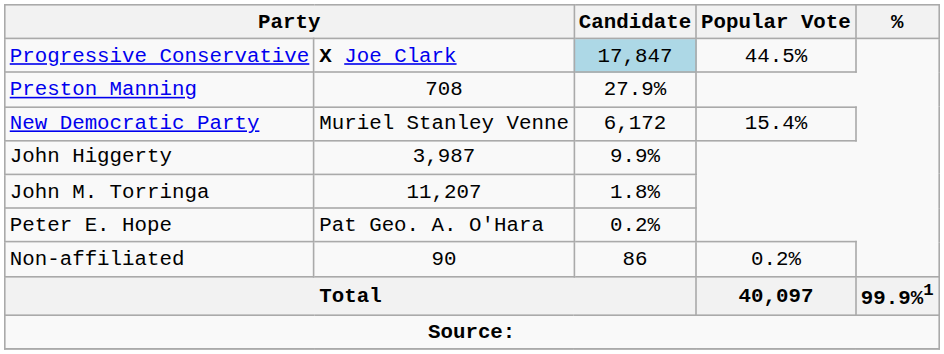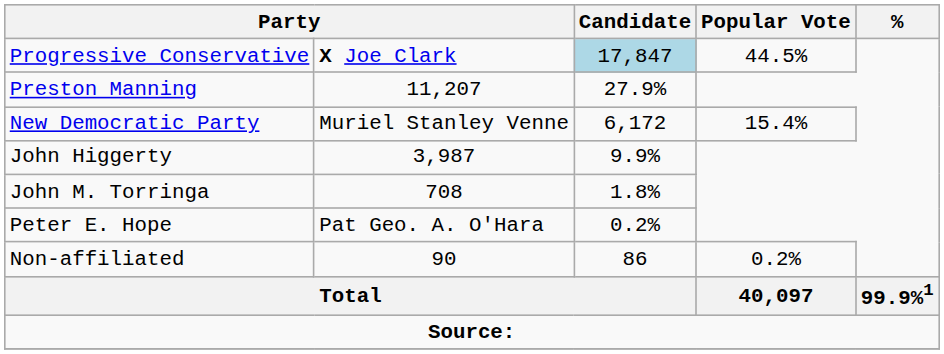(444, 90) 708 -> (444, 90) 11,207
(444, 191) 11,207 -> (444, 191) 708
